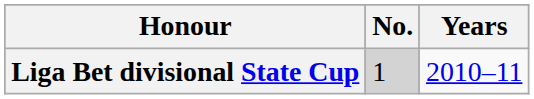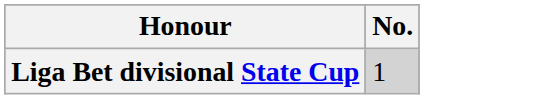- column: (474, 26)
